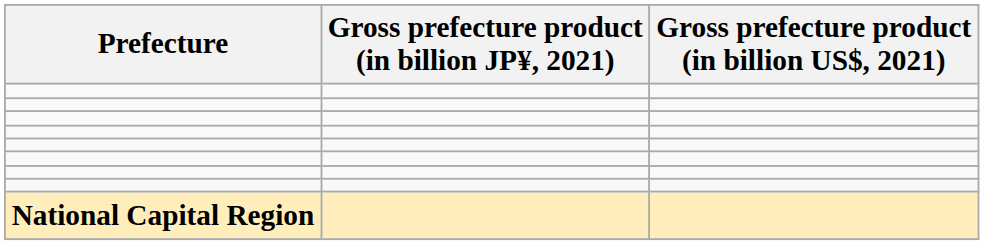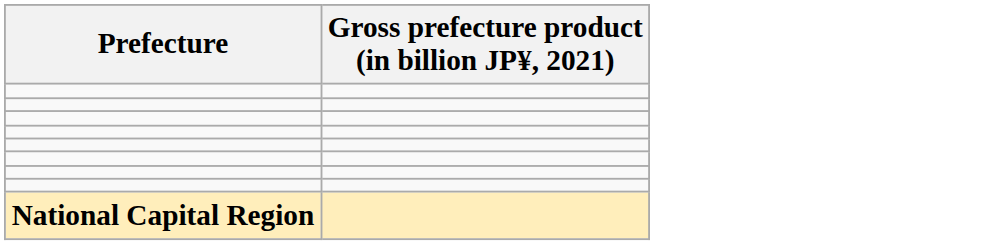- column: (814, 44)
